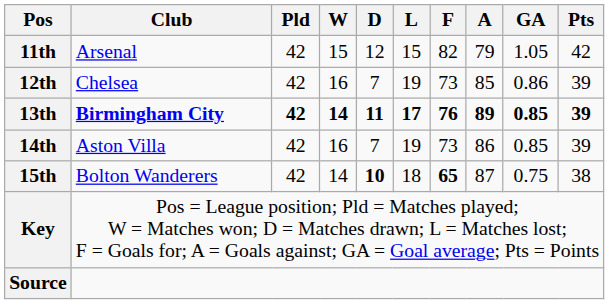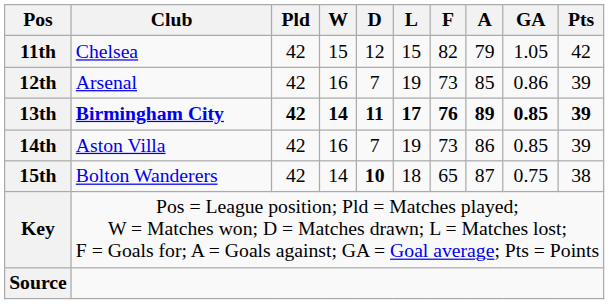(106, 51) Arsenal -> (107, 51) Chelsea
(107, 82) Chelsea -> (106, 82) Arsenal
(448, 176) bold -> (448, 176) normal
